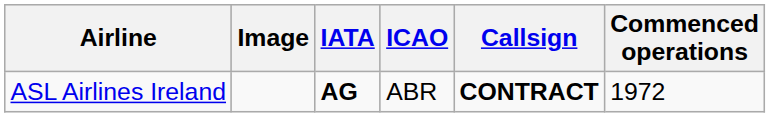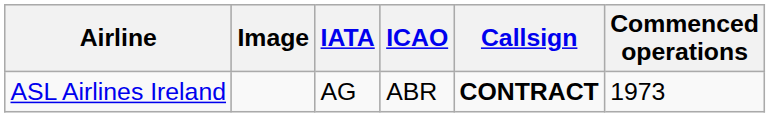(339, 91) bold -> (338, 91) normal
(638, 91) 1972 -> (638, 91) 1973
